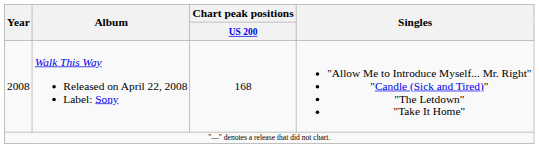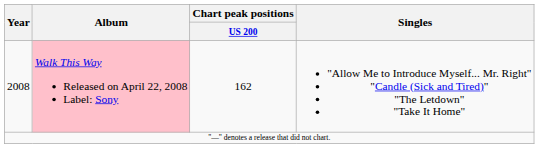(111, 81) no background -> (111, 81) pink background
(243, 86) 168 -> (243, 86) 162
